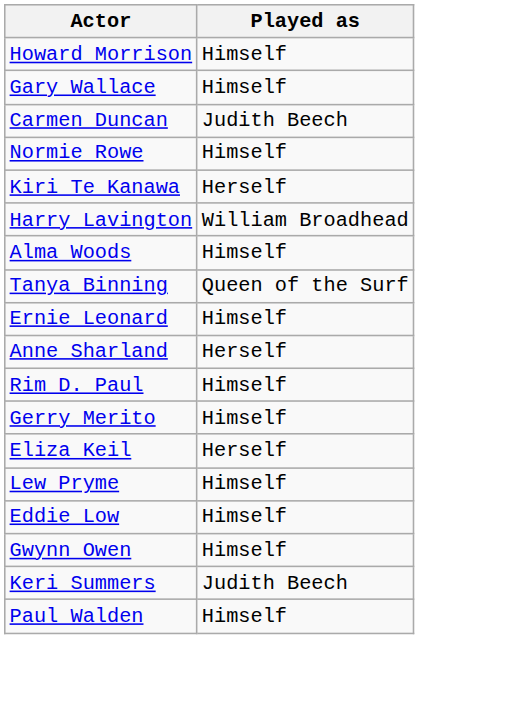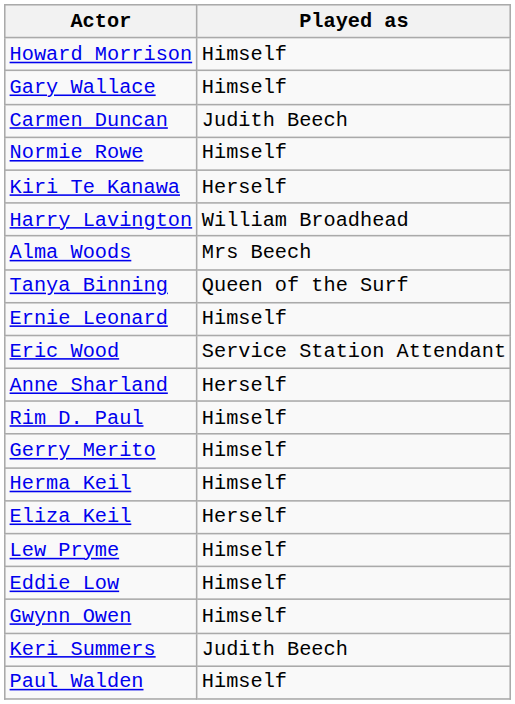(244, 253) Himself -> (257, 253) Mrs Beech
+ row: (64, 352)
+ row: (70, 484)
